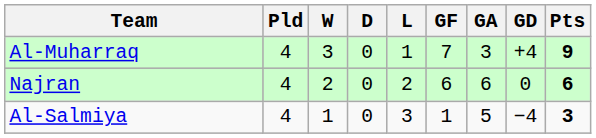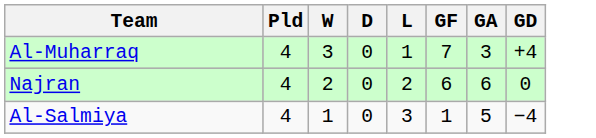- column: (568, 21)
